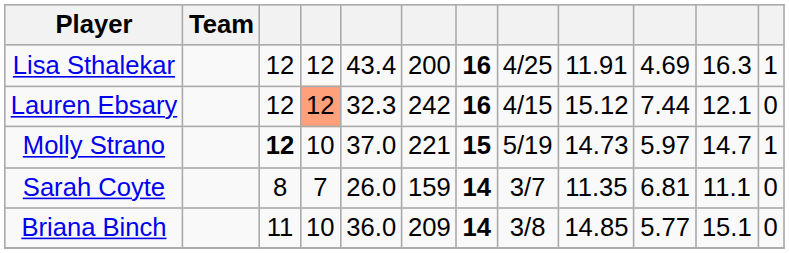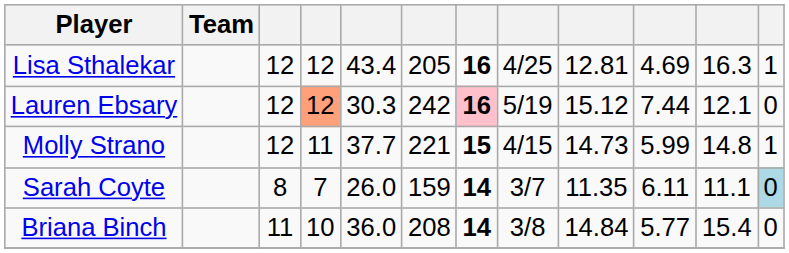(429, 65) 200 -> (429, 65) 205
(596, 65) 11.91 -> (596, 65) 12.81
(371, 106) 32.3 -> (371, 106) 30.3
(477, 106) no background -> (477, 106) pink background
(528, 106) 4/15 -> (528, 106) 5/19
(280, 146) bold -> (280, 146) normal
(320, 146) 10 -> (320, 146) 11
(371, 146) 37.0 -> (371, 146) 37.7
(528, 146) 5/19 -> (528, 146) 4/15
(665, 146) 5.97 -> (665, 146) 5.99
(727, 146) 14.7 -> (727, 146) 14.8
(665, 187) 6.81 -> (665, 187) 6.11
(771, 187) no background -> (771, 187) lightblue background
(429, 227) 209 -> (429, 227) 208
(596, 227) 14.85 -> (596, 227) 14.84
(727, 227) 15.1 -> (727, 227) 15.4
